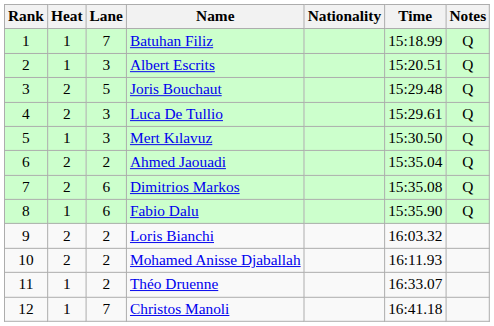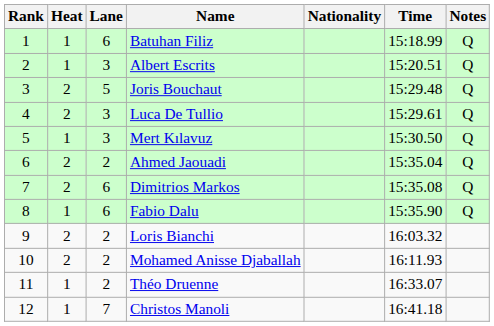(106, 41) 7 -> (106, 41) 6
